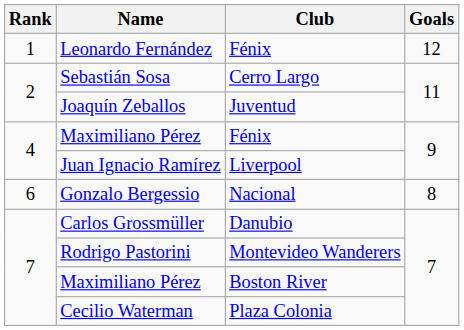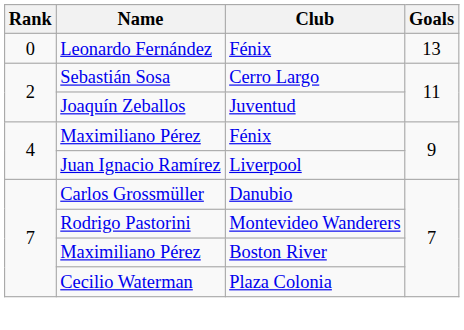(30, 48) 1 -> (30, 48) 0
(432, 48) 12 -> (432, 48) 13
- row: (130, 194)
